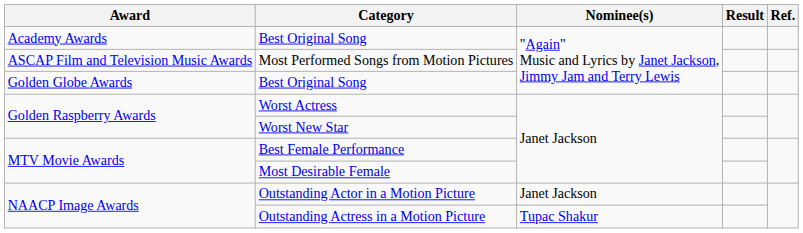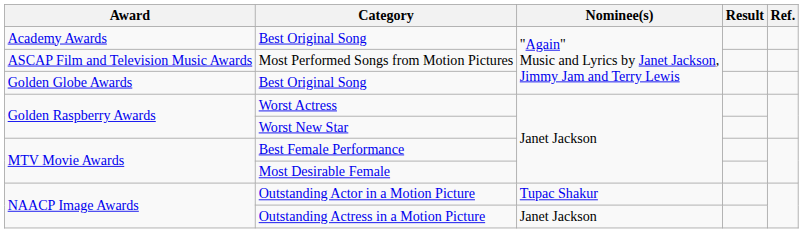(558, 194) Janet Jackson -> (559, 194) Tupac Shakur
(559, 216) Tupac Shakur -> (558, 216) Janet Jackson
